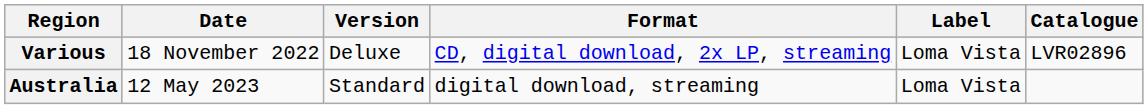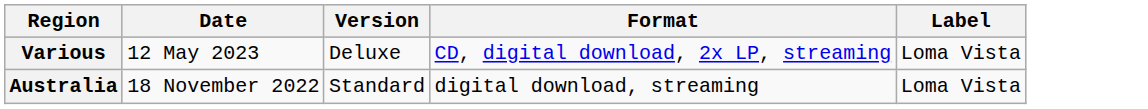- column: (1085, 21)
(223, 54) 18 November 2022 -> (193, 54) 12 May 2023
(193, 86) 12 May 2023 -> (223, 86) 18 November 2022
